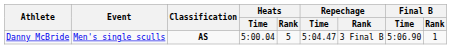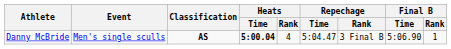(258, 37) normal -> (258, 37) bold
(288, 37) 5 -> (288, 37) 4
